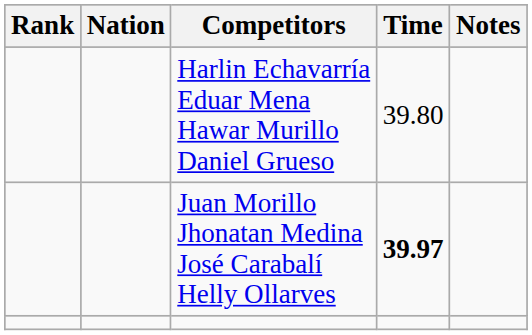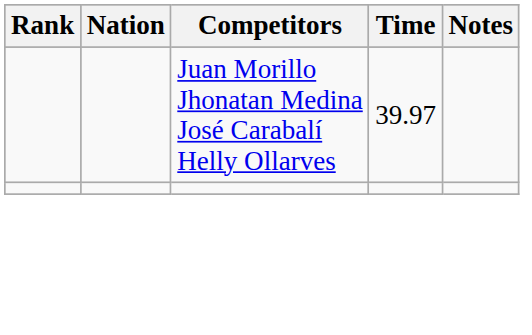- row: (274, 114)
(413, 248) bold -> (406, 114) normal
